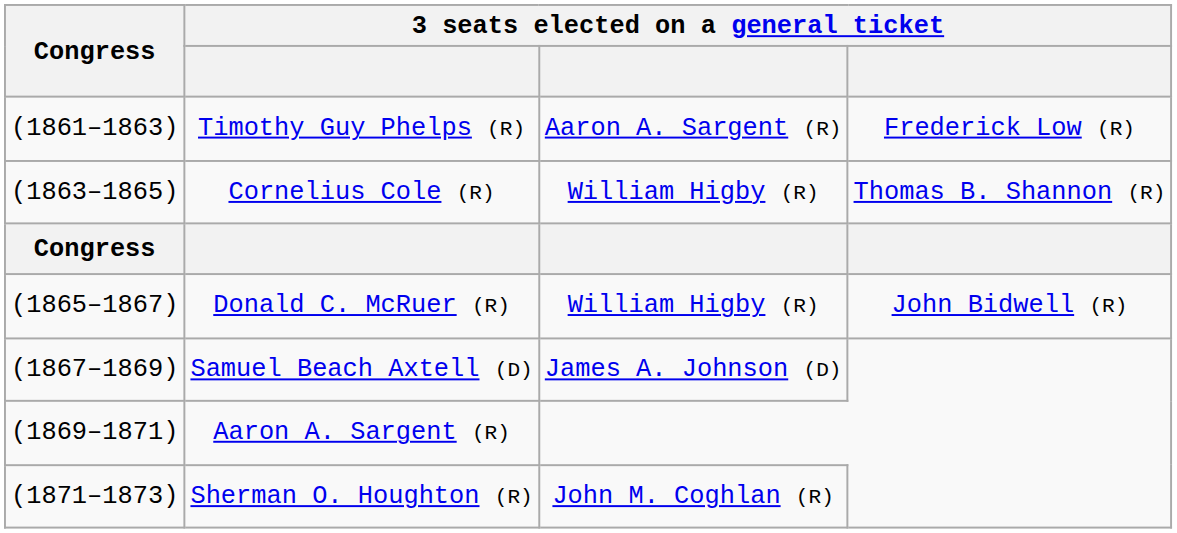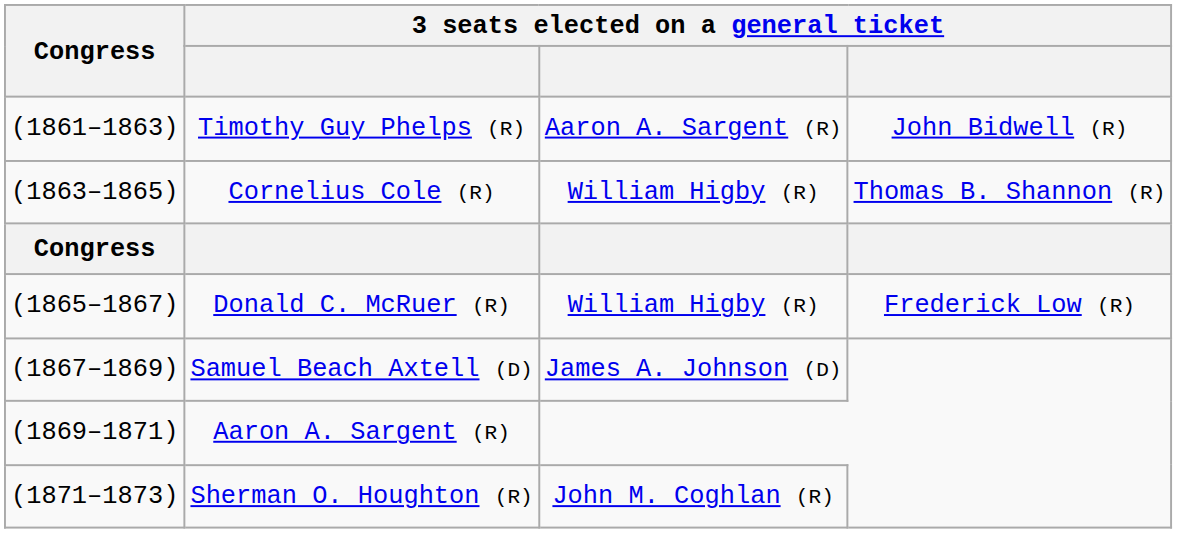(1009, 129) Frederick Low (R) -> (1009, 129) John Bidwell (R)
(1009, 306) John Bidwell (R) -> (1009, 306) Frederick Low (R)
